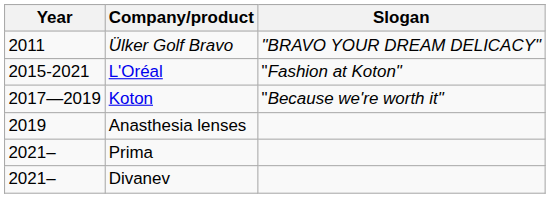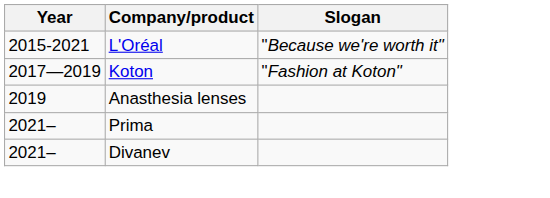- row: (171, 44)
(332, 71) "Fashion at Koton" -> (353, 44) "Because we're worth it"
(353, 98) "Because we're worth it" -> (332, 71) "Fashion at Koton"
